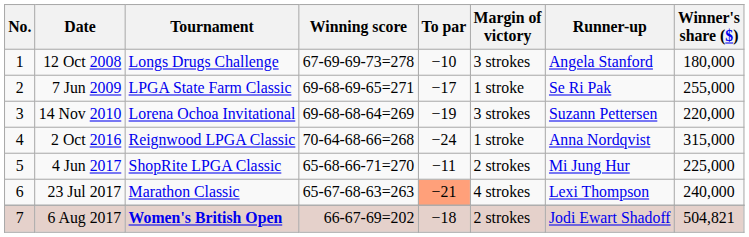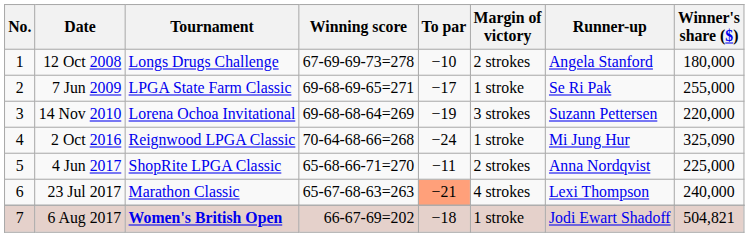(502, 62) 3 strokes -> (502, 62) 2 strokes
(600, 140) Anna Nordqvist -> (589, 140) Mi Jung Hur
(709, 140) 315,000 -> (709, 140) 325,090
(589, 166) Mi Jung Hur -> (600, 166) Anna Nordqvist
(502, 218) 2 strokes -> (499, 218) 1 stroke
